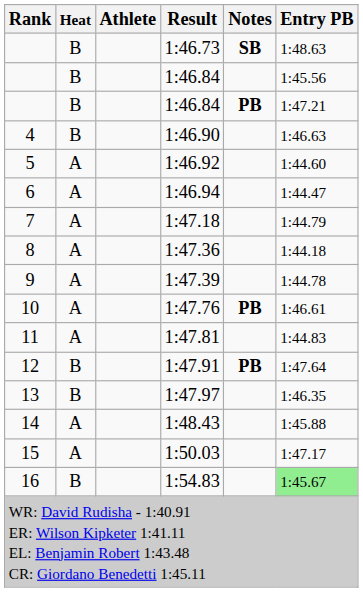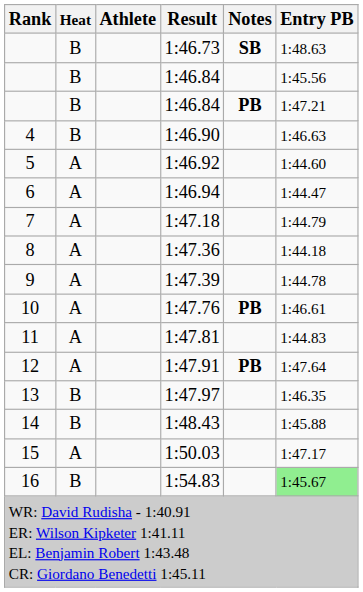(75, 366) B -> (75, 366) A
(75, 423) A -> (75, 423) B
